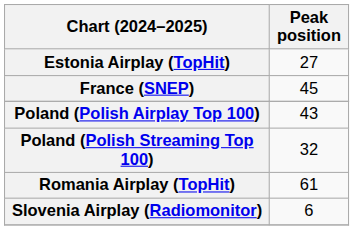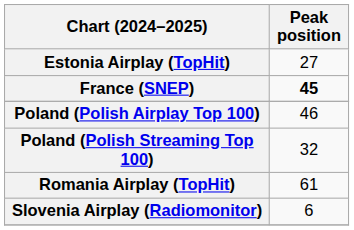(309, 88) normal -> (309, 88) bold
(309, 114) 43 -> (309, 114) 46
